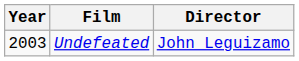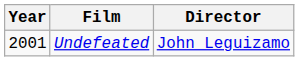(27, 43) 2003 -> (27, 43) 2001
